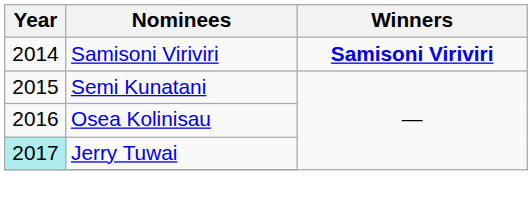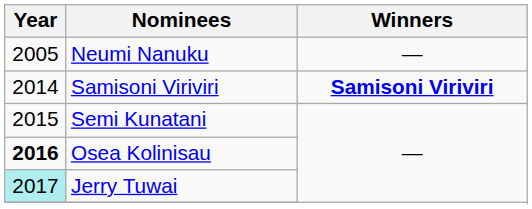+ row: (140, 53)
(35, 119) normal -> (35, 152) bold
